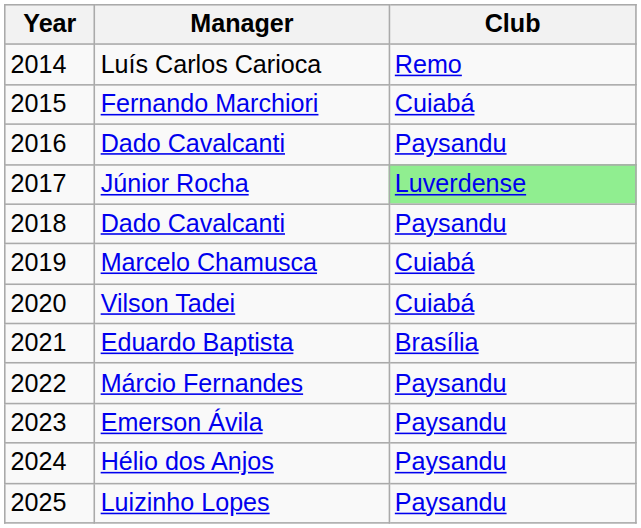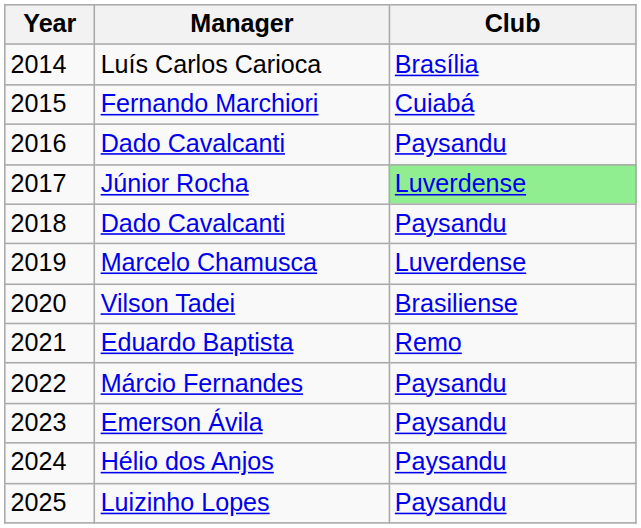(428, 64) Remo -> (437, 64) Brasília
(435, 263) Cuiabá -> (460, 263) Luverdense
(435, 303) Cuiabá -> (456, 303) Brasiliense
(437, 343) Brasília -> (428, 343) Remo
